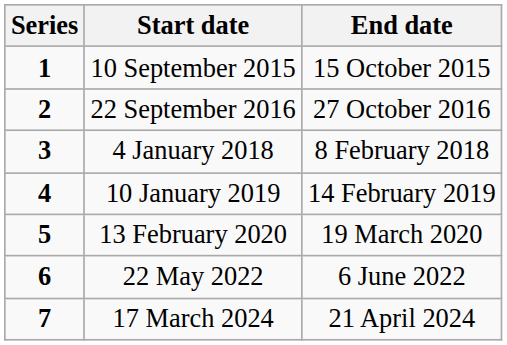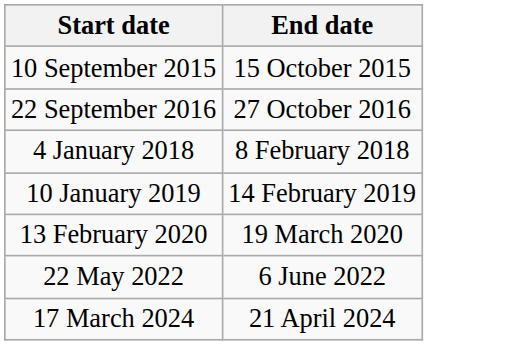- column: (45, 25)
